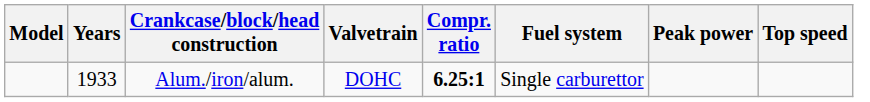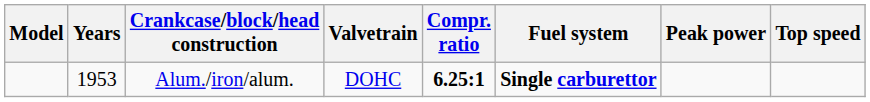(97, 78) 1933 -> (97, 78) 1953
(572, 78) normal -> (578, 78) bold
